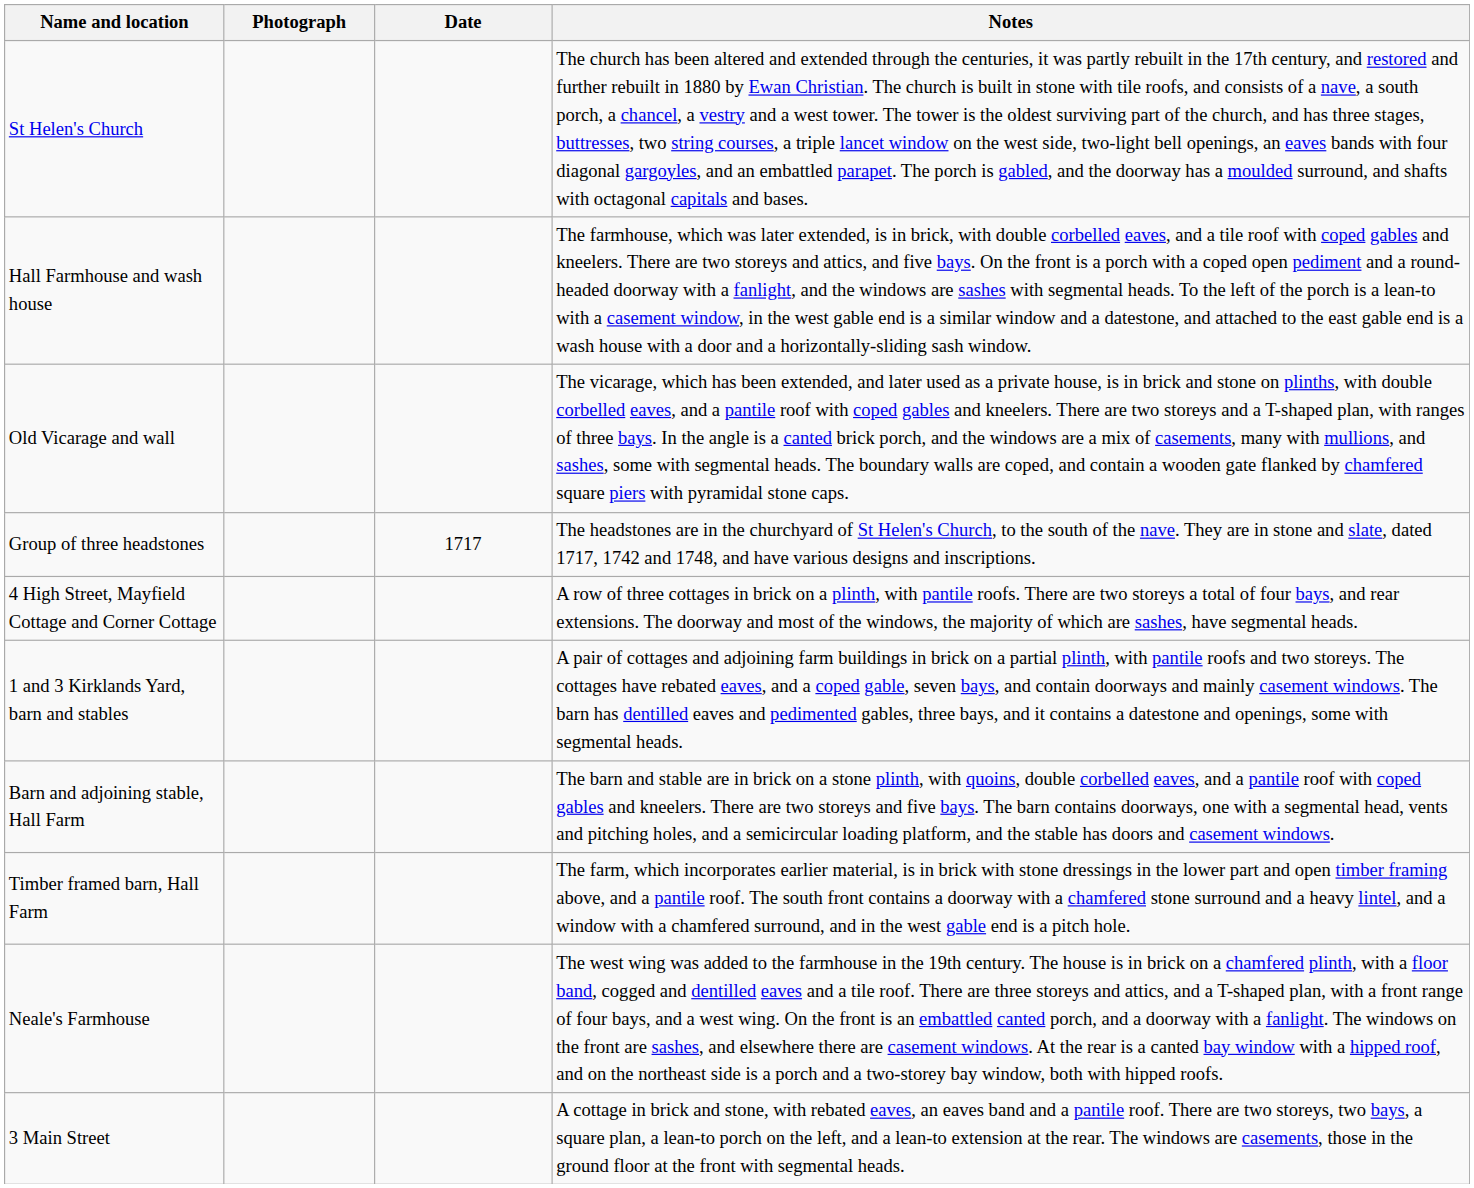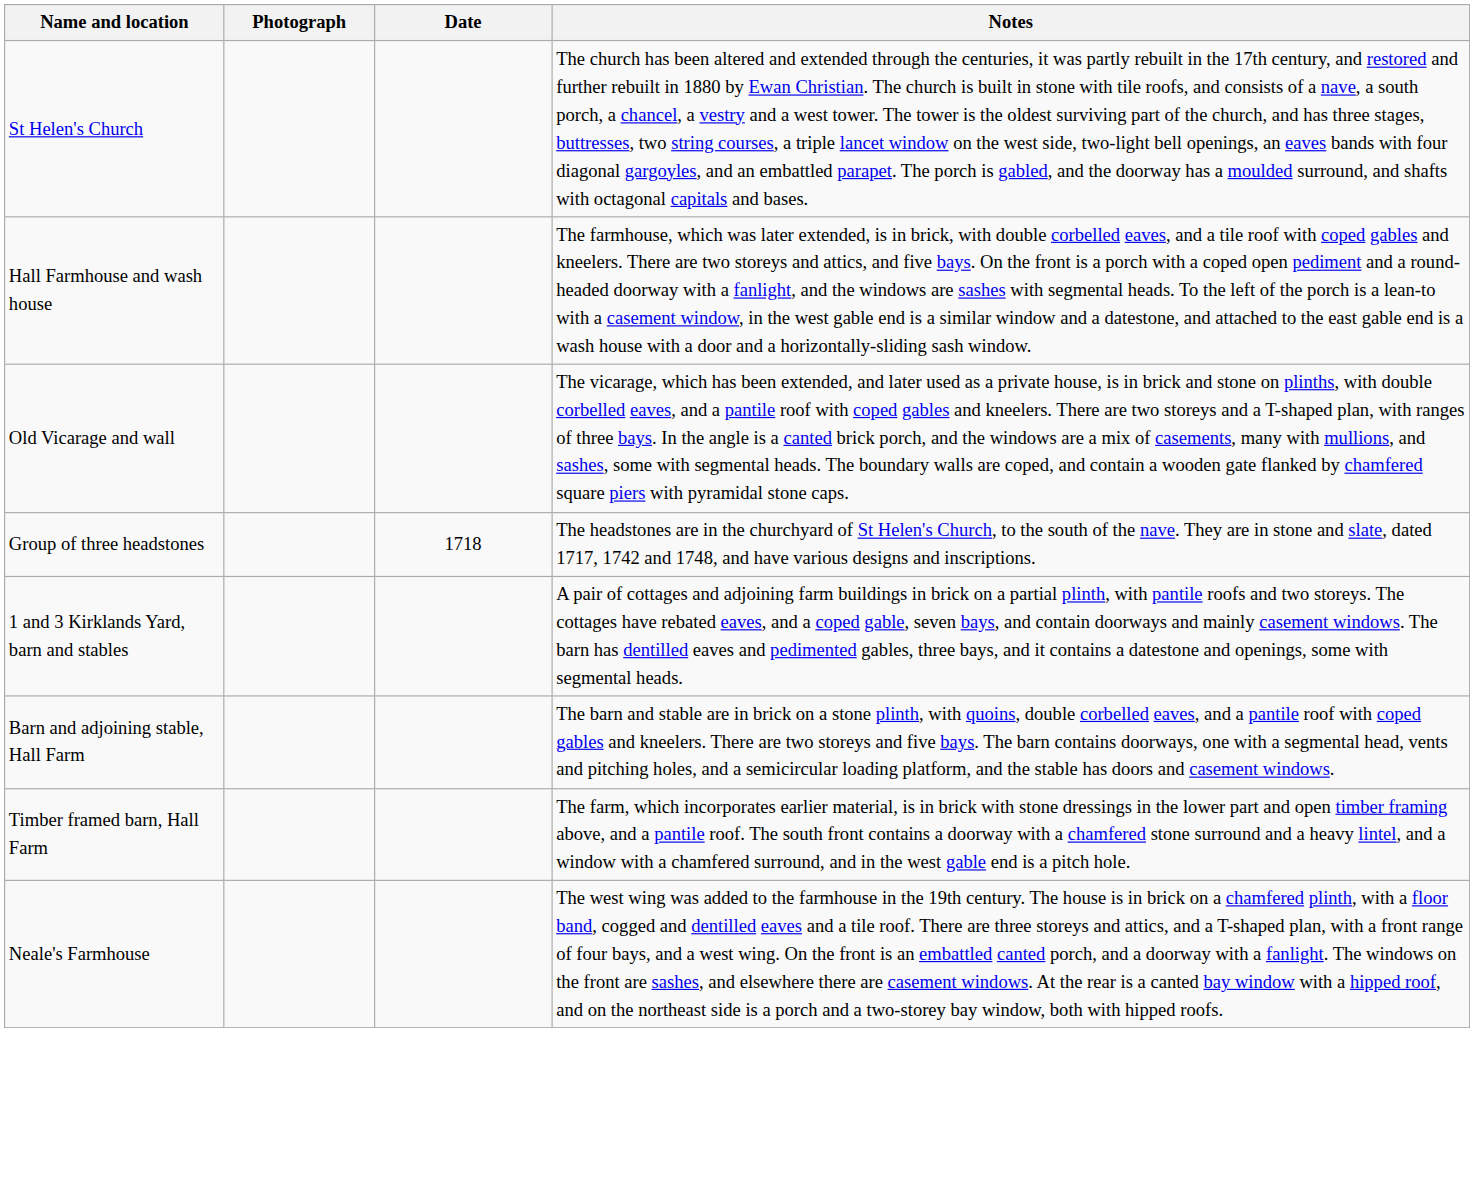(463, 544) 1717 -> (463, 544) 1718
- row: (113, 608)
- row: (59, 1138)
